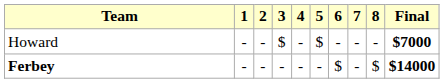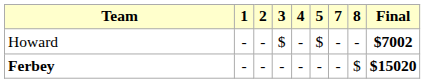- column: (338, 16)
(412, 41) $7000 -> (393, 41) $7002
(412, 66) $14000 -> (393, 66) $15020
